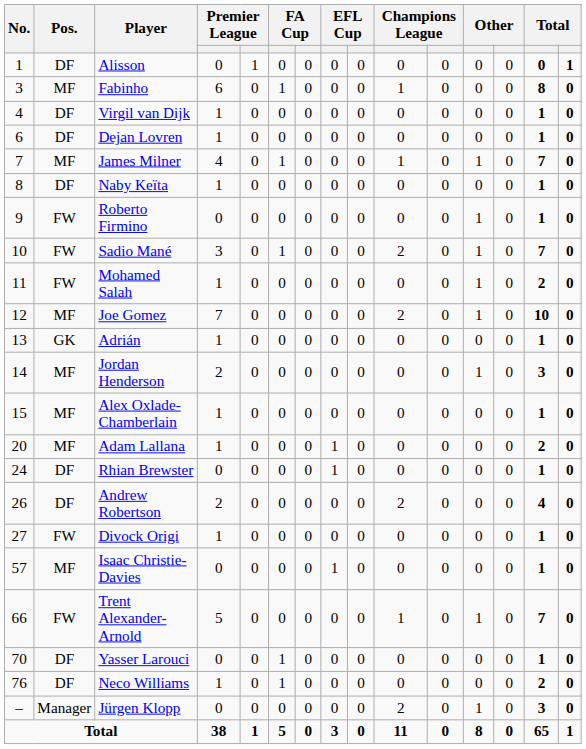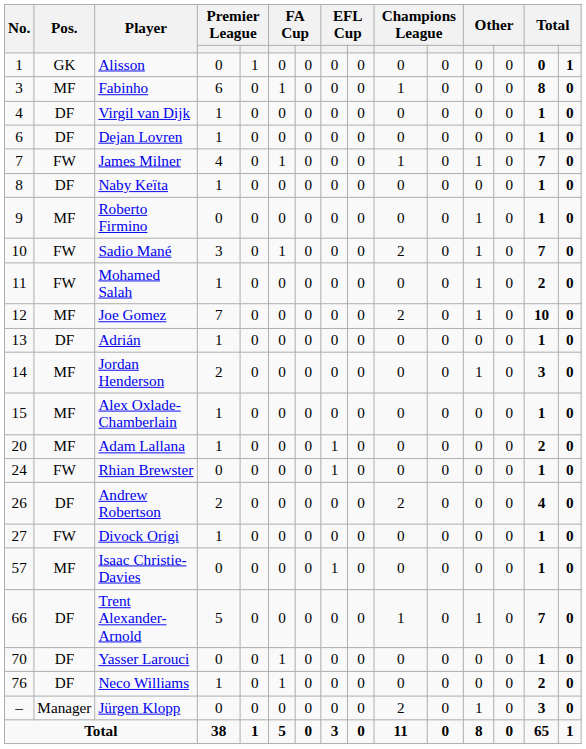(64, 64) DF -> (64, 64) GK
(64, 161) MF -> (64, 161) FW
(64, 217) FW -> (64, 217) MF
(64, 340) GK -> (64, 340) DF
(64, 470) DF -> (64, 470) FW
(64, 618) FW -> (64, 618) DF
